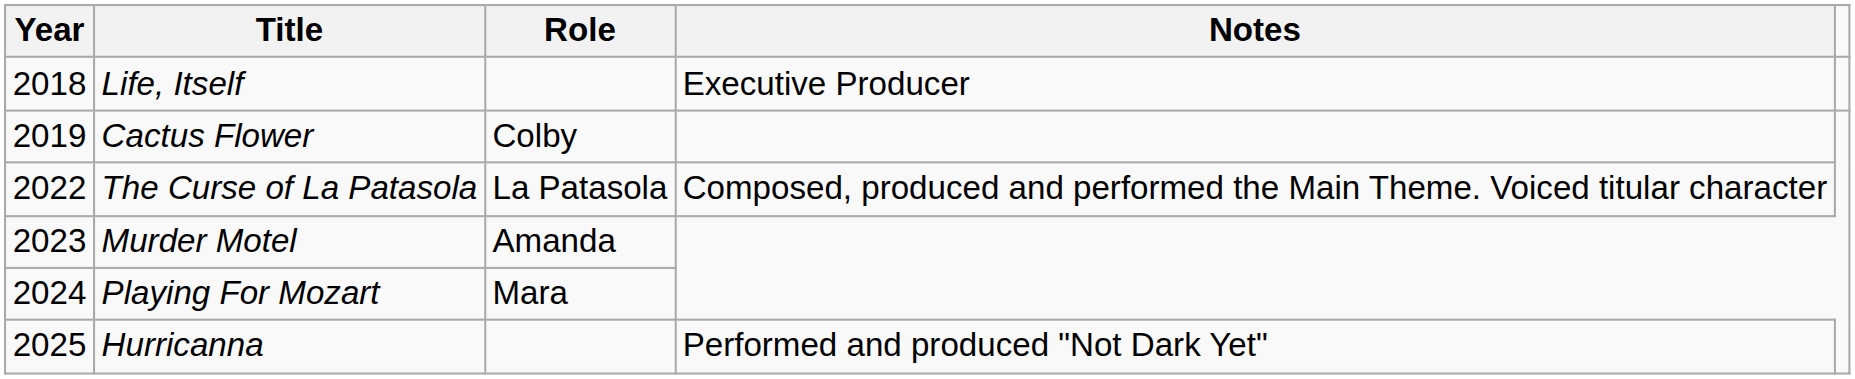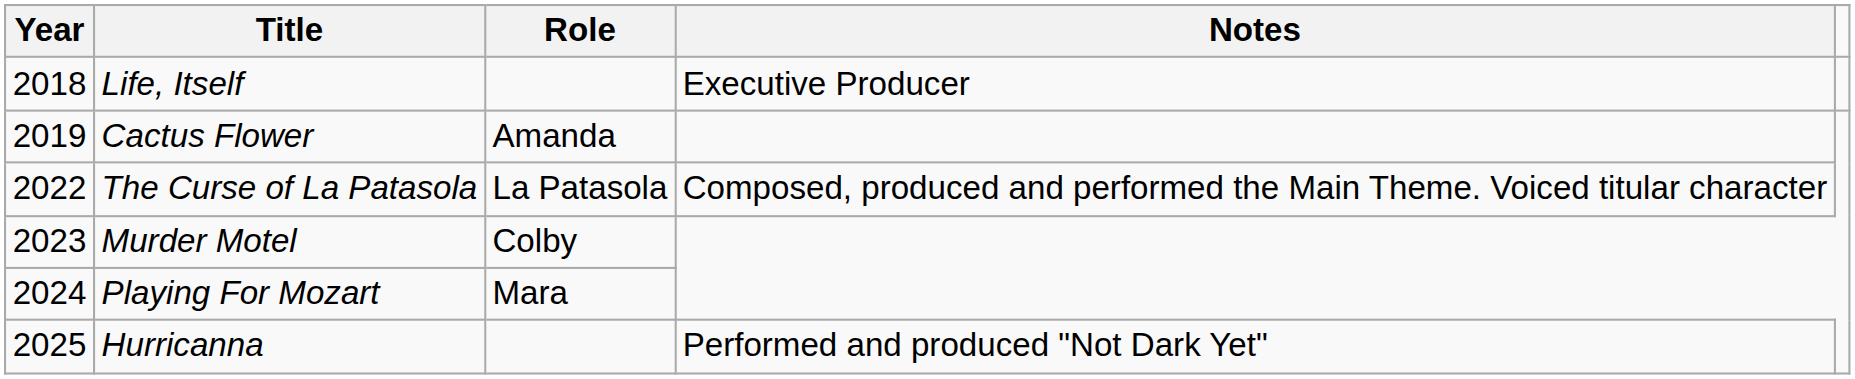(535, 135) Colby -> (554, 135) Amanda
(554, 240) Amanda -> (535, 240) Colby
